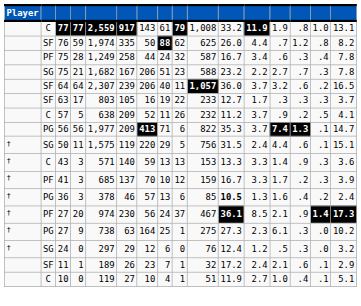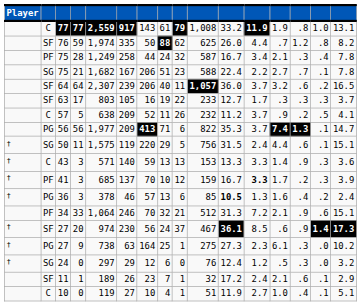(283, 58) .6 -> (280, 58) 2.1
(231, 72) 23.2 -> (231, 72) 22.4
(323, 72) .3 -> (323, 72) .1
(260, 180) normal -> (260, 180) bold
+ row: (63, 213)
(48, 215) PF -> (48, 229) SF
(280, 215) 2.1 -> (283, 229) .6
